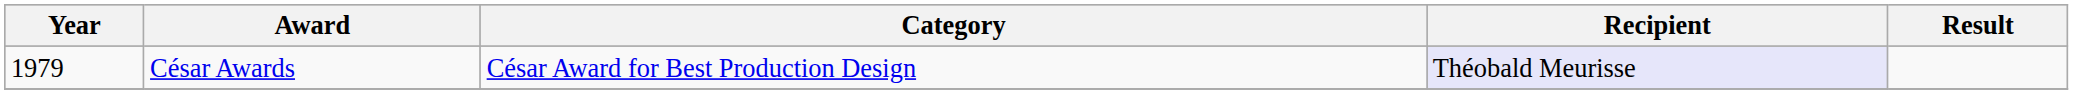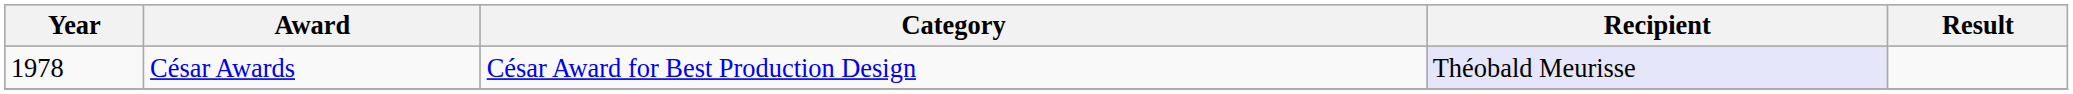(37, 67) 1979 -> (37, 67) 1978
